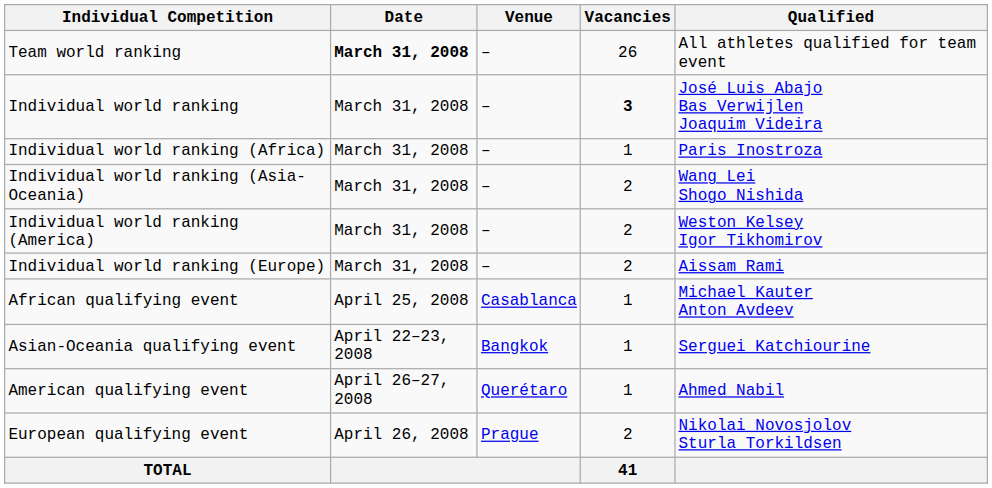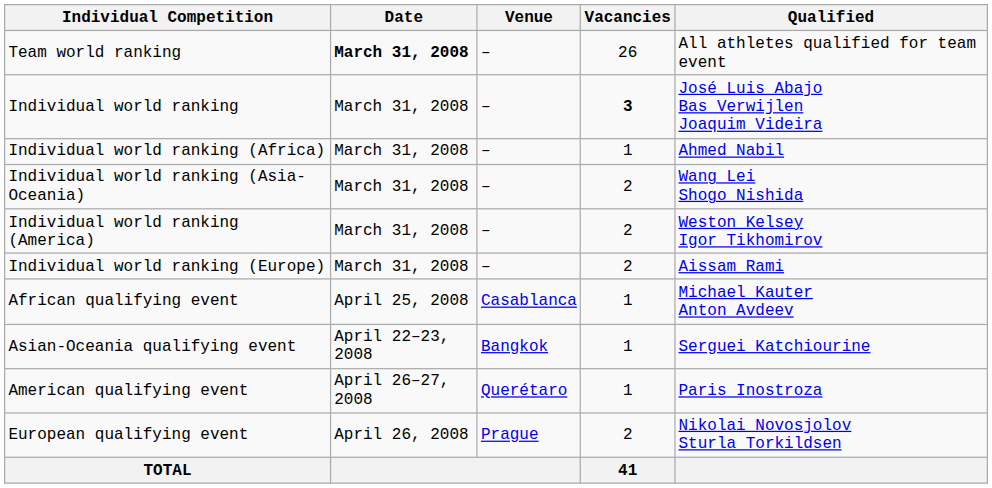(750, 151) Paris Inostroza -> (731, 151) Ahmed Nabil
(731, 391) Ahmed Nabil -> (750, 391) Paris Inostroza
